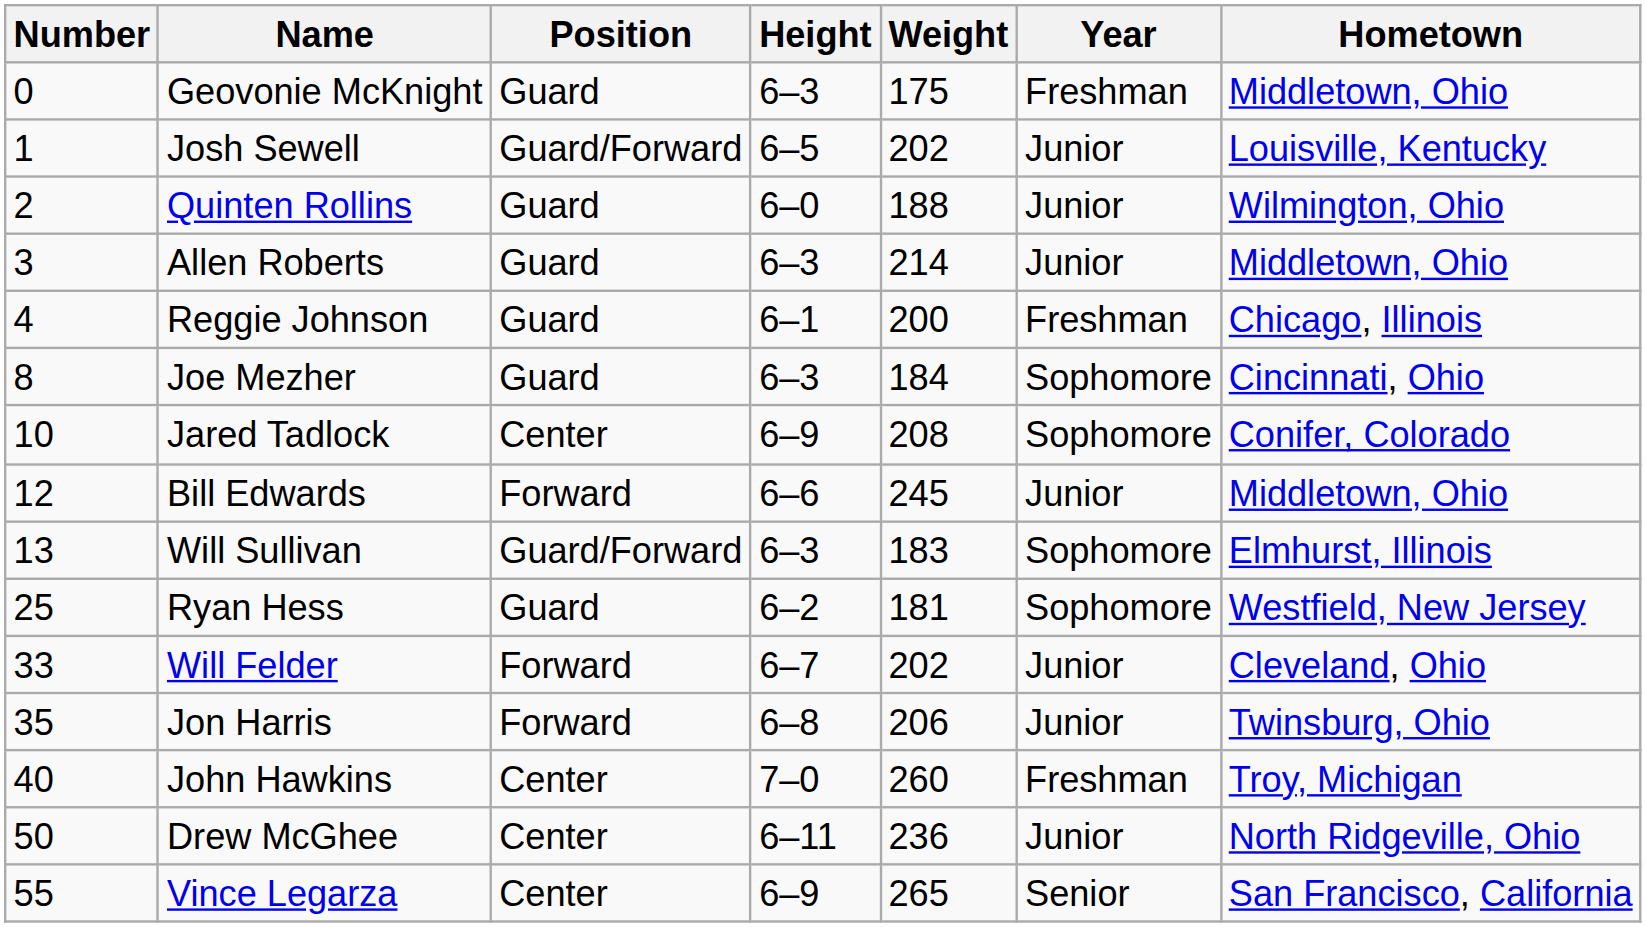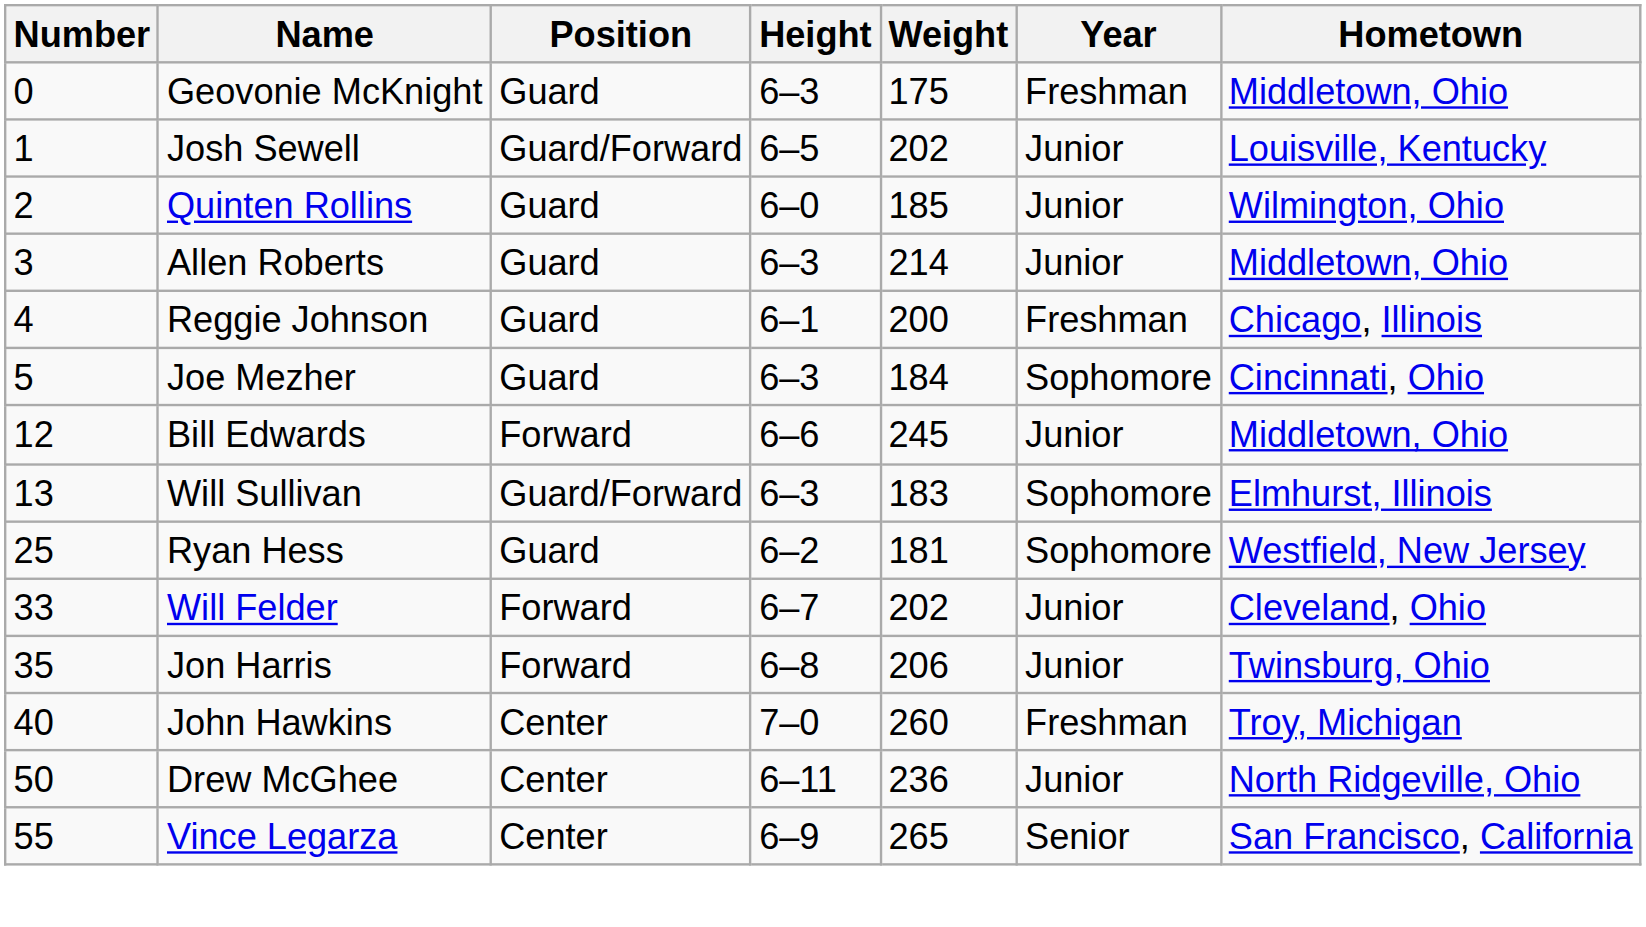(919, 206) 188 -> (919, 206) 185
(24, 378) 8 -> (24, 378) 5
- row: (278, 435)
